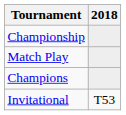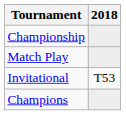rows swapped: (38, 99) <-> (38, 78)
